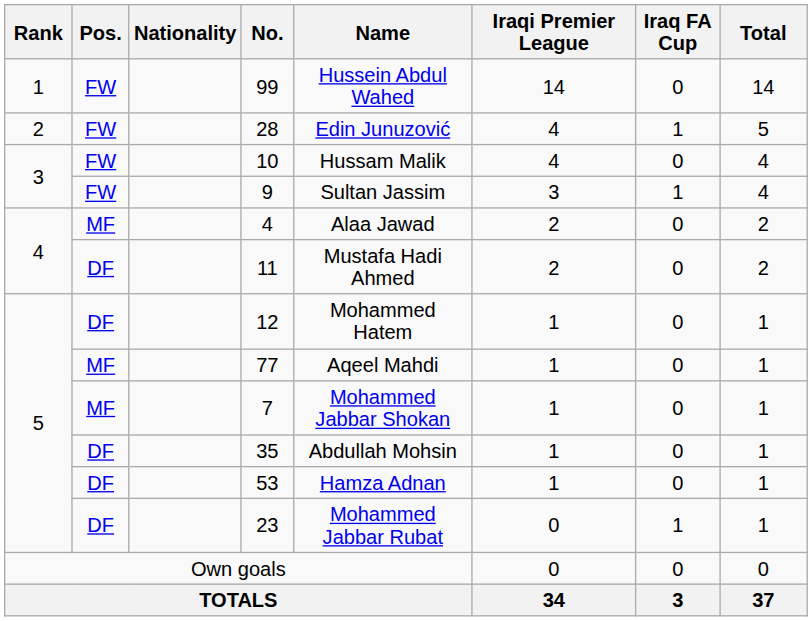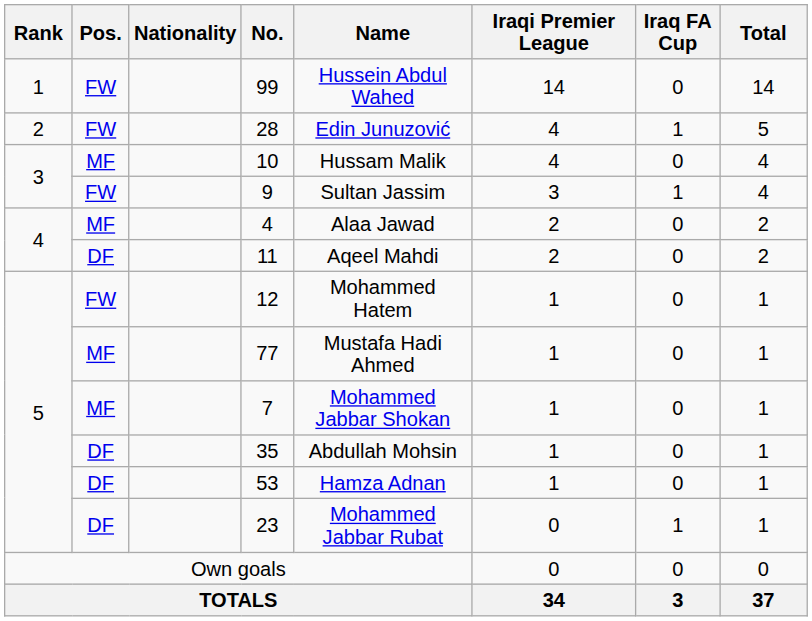(101, 161) FW -> (101, 161) MF
(383, 267) Mustafa Hadi Ahmed -> (383, 256) Aqeel Mahdi
(101, 322) DF -> (101, 299) FW
(383, 365) Aqeel Mahdi -> (383, 353) Mustafa Hadi Ahmed
